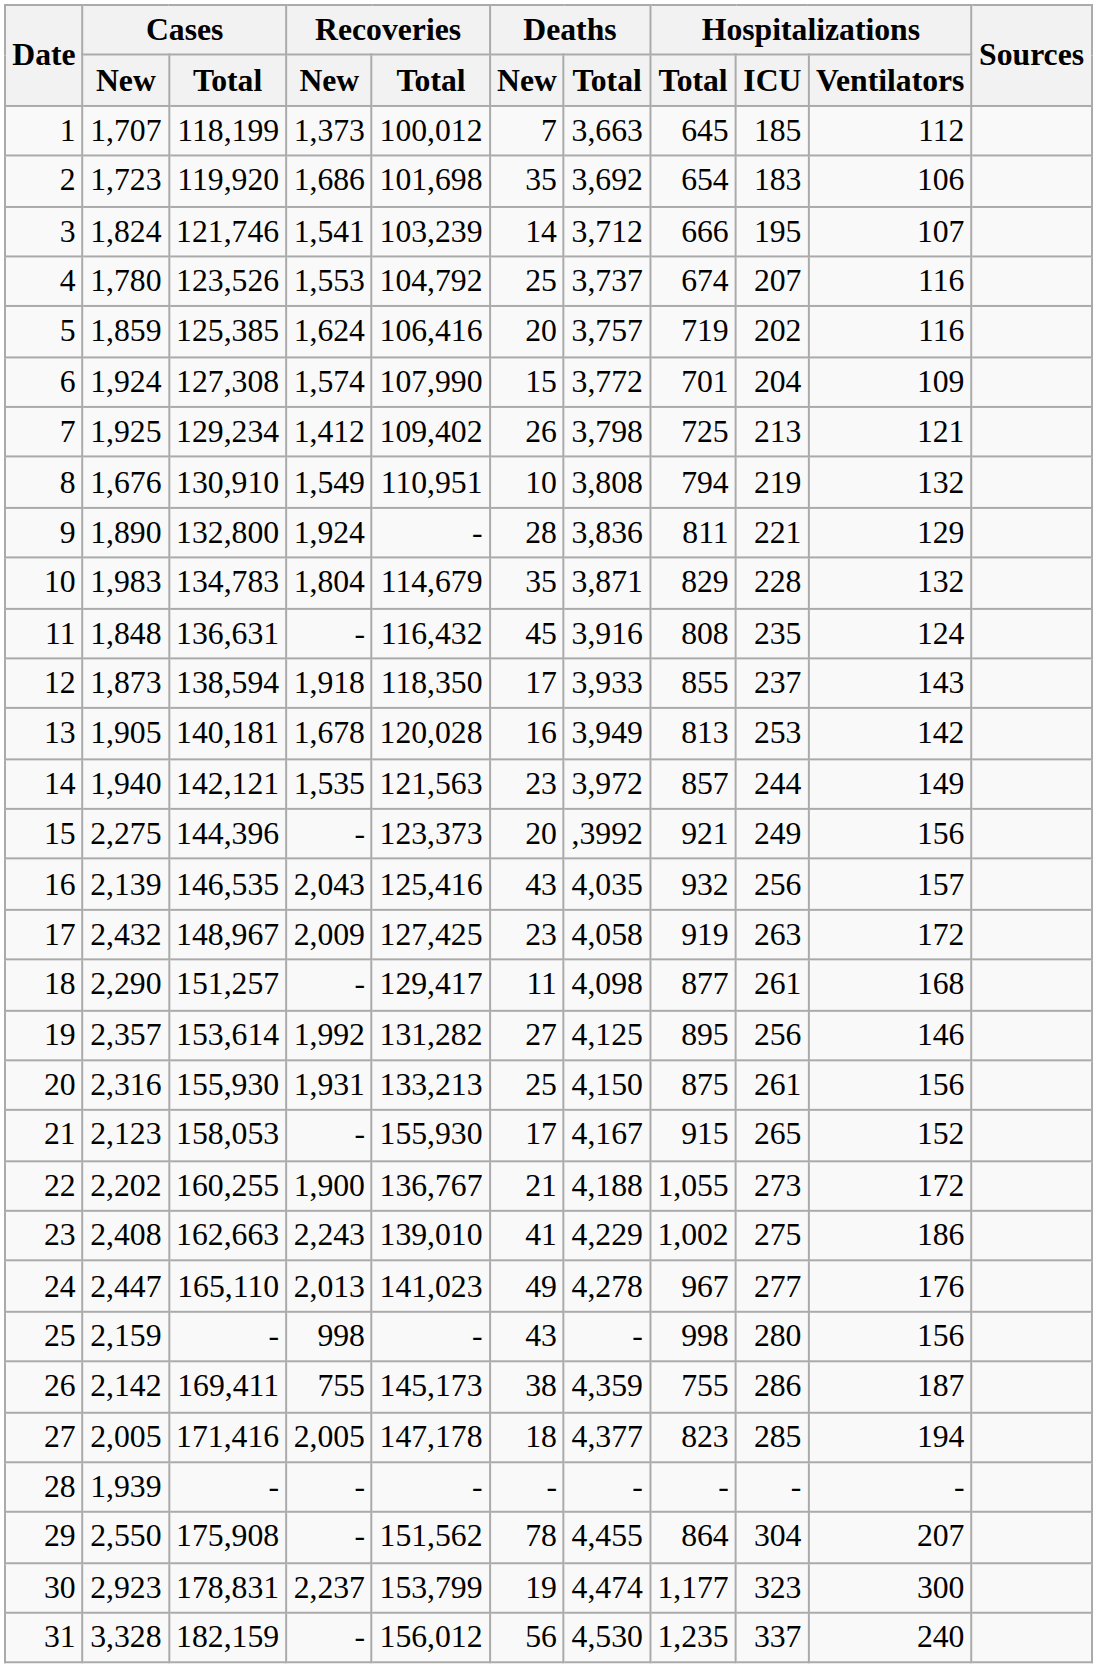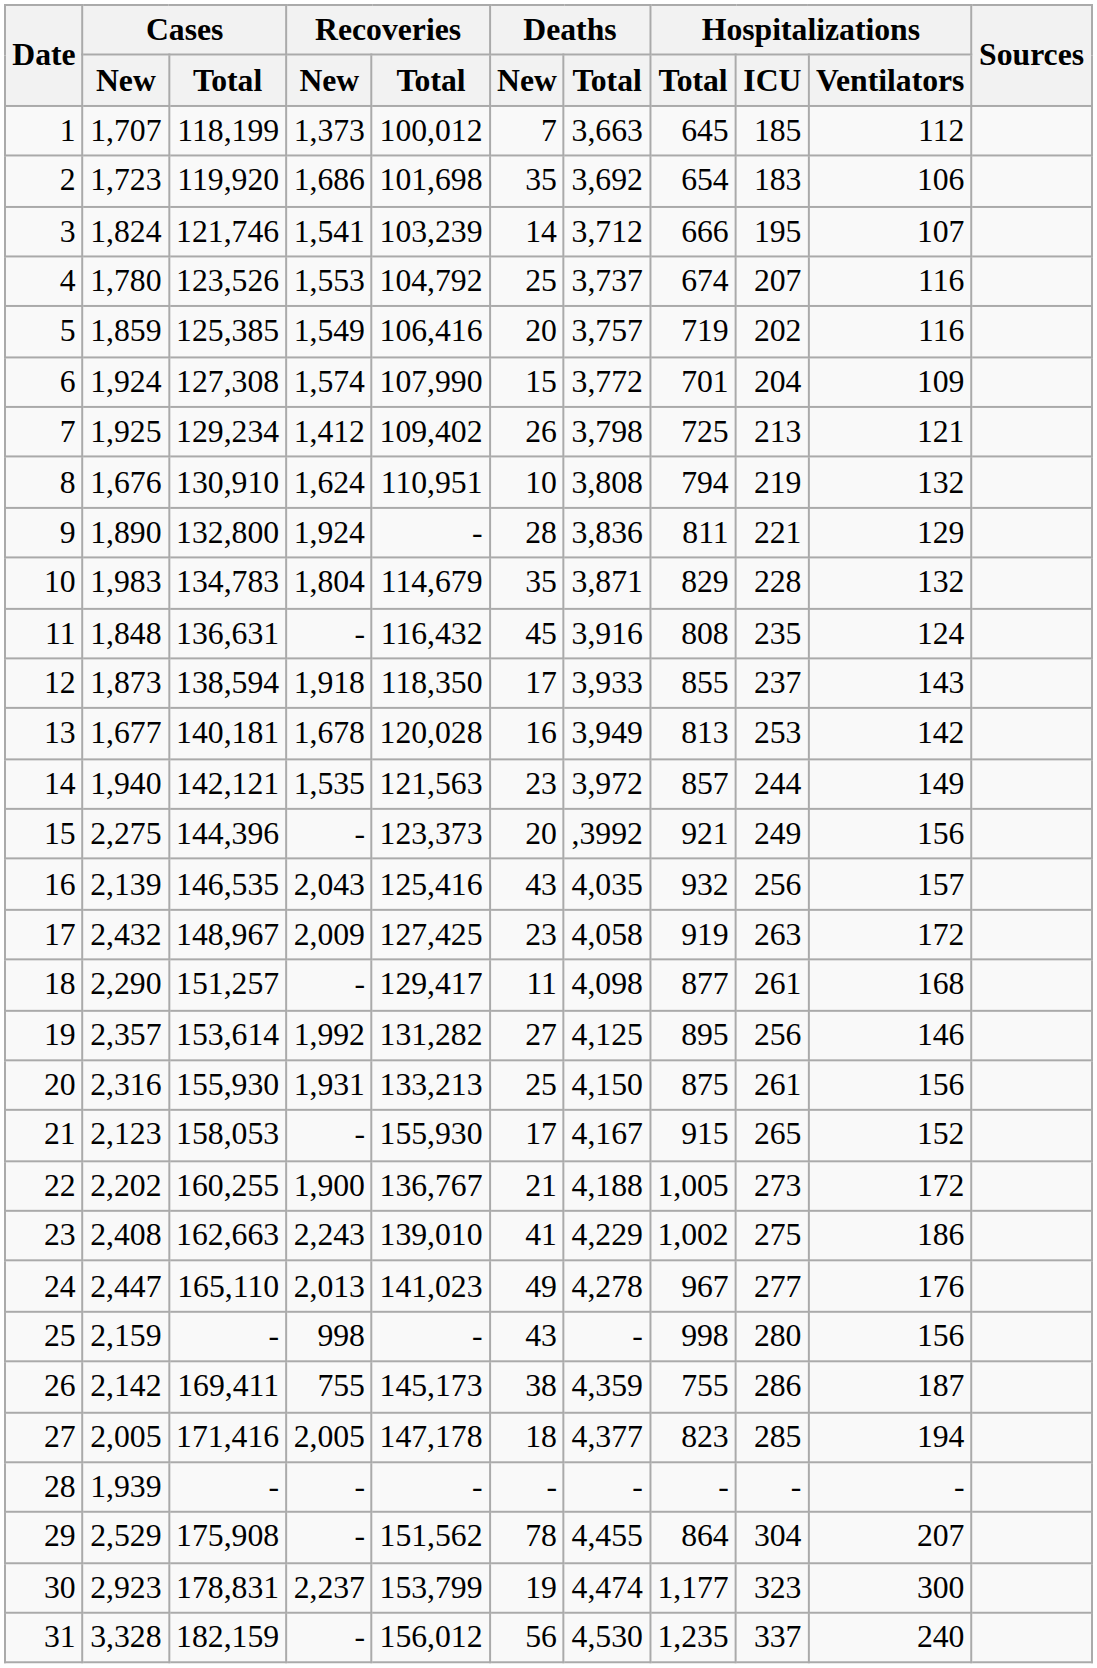(329, 331) 1,624 -> (329, 331) 1,549
(329, 481) 1,549 -> (329, 481) 1,624
(126, 733) 1,905 -> (126, 733) 1,677
(693, 1185) 1,055 -> (693, 1185) 1,005
(126, 1536) 2,550 -> (126, 1536) 2,529
